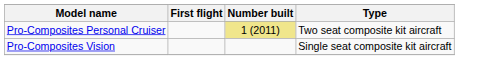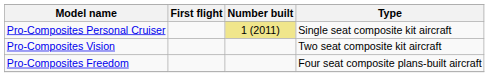(370, 30) Two seat composite kit aircraft -> (375, 30) Single seat composite kit aircraft
(375, 47) Single seat composite kit aircraft -> (370, 47) Two seat composite kit aircraft
+ row: (68, 64)
